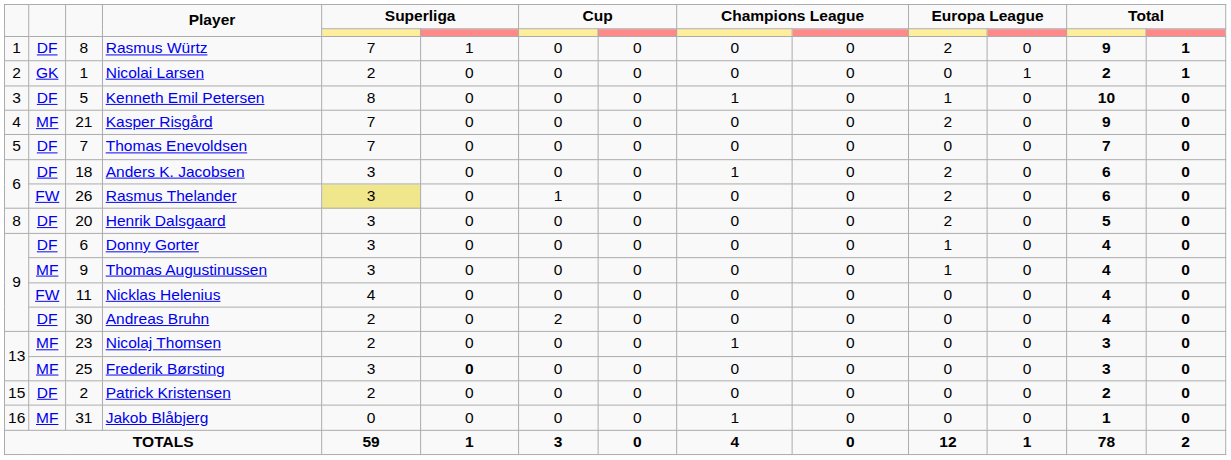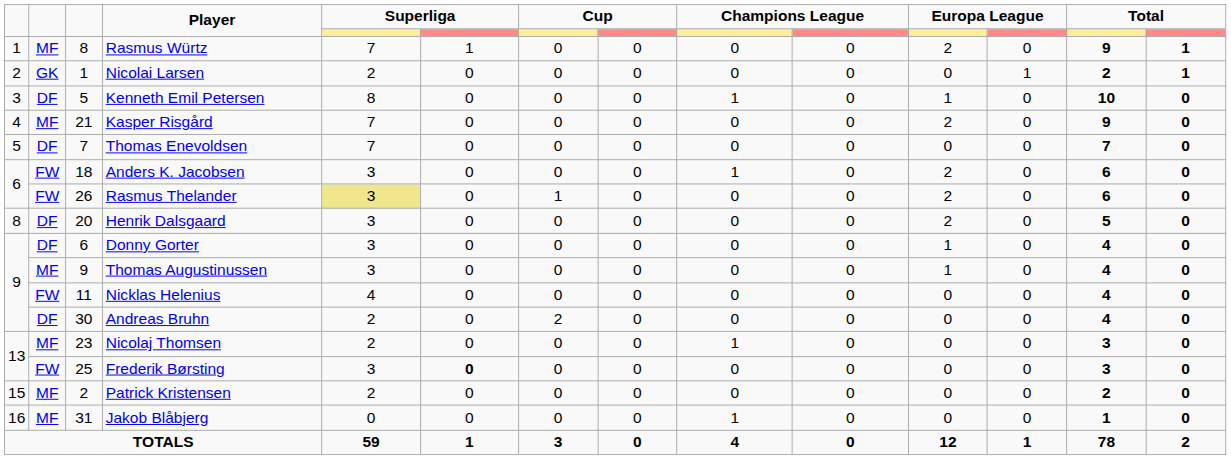(47, 48) DF -> (47, 48) MF
(47, 171) DF -> (47, 171) FW
(47, 368) MF -> (47, 368) FW
(47, 393) DF -> (47, 393) MF
